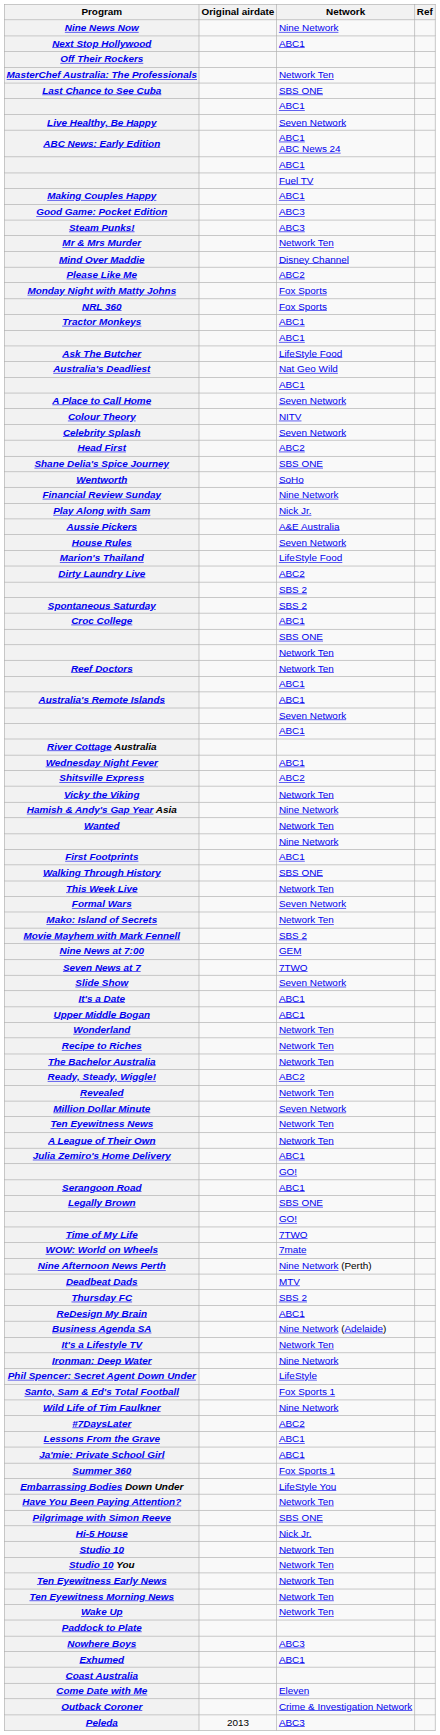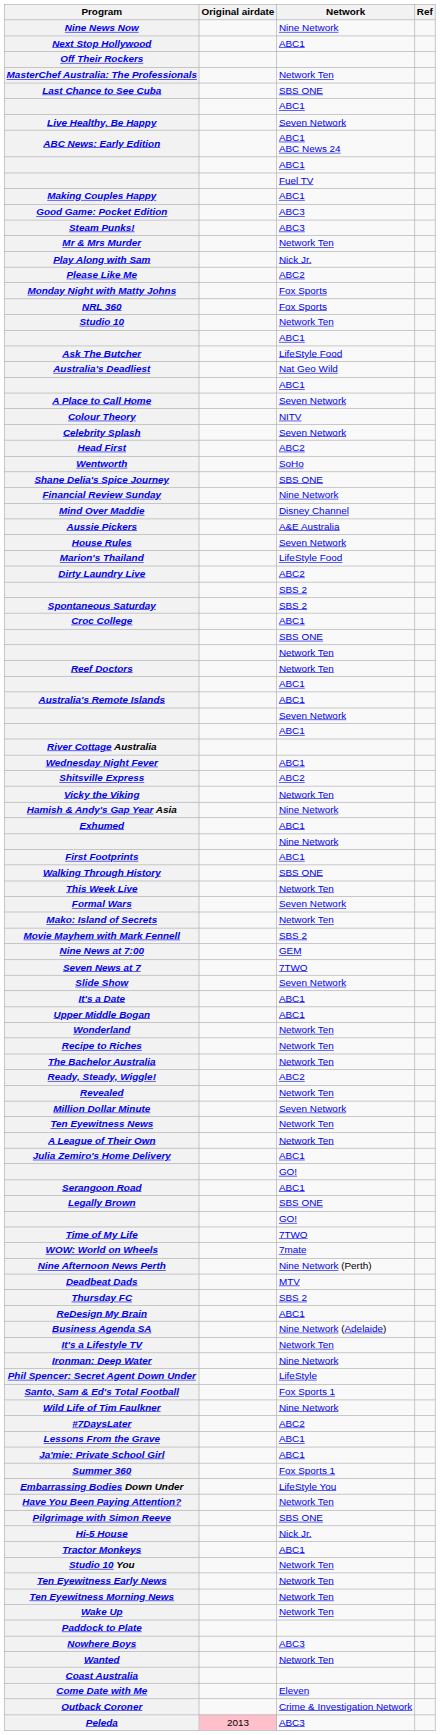rows swapped: (102, 259) <-> (102, 511)
rows swapped: (102, 322) <-> (102, 1549)
rows swapped: (102, 479) <-> (102, 464)
rows swapped: (102, 825) <-> (102, 1659)
(238, 1722) no background -> (238, 1722) pink background
